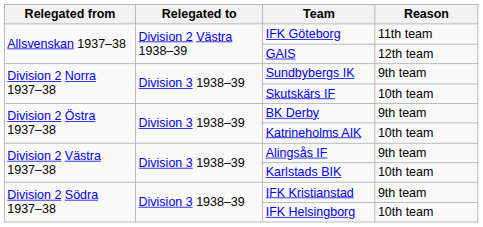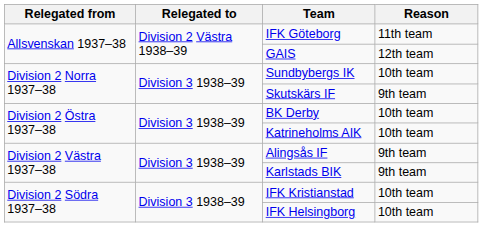(402, 73) 9th team -> (406, 73) 10th team
(406, 93) 10th team -> (402, 93) 9th team
(402, 113) 9th team -> (406, 113) 10th team
(406, 172) 10th team -> (402, 172) 9th team
(402, 192) 9th team -> (406, 192) 10th team
